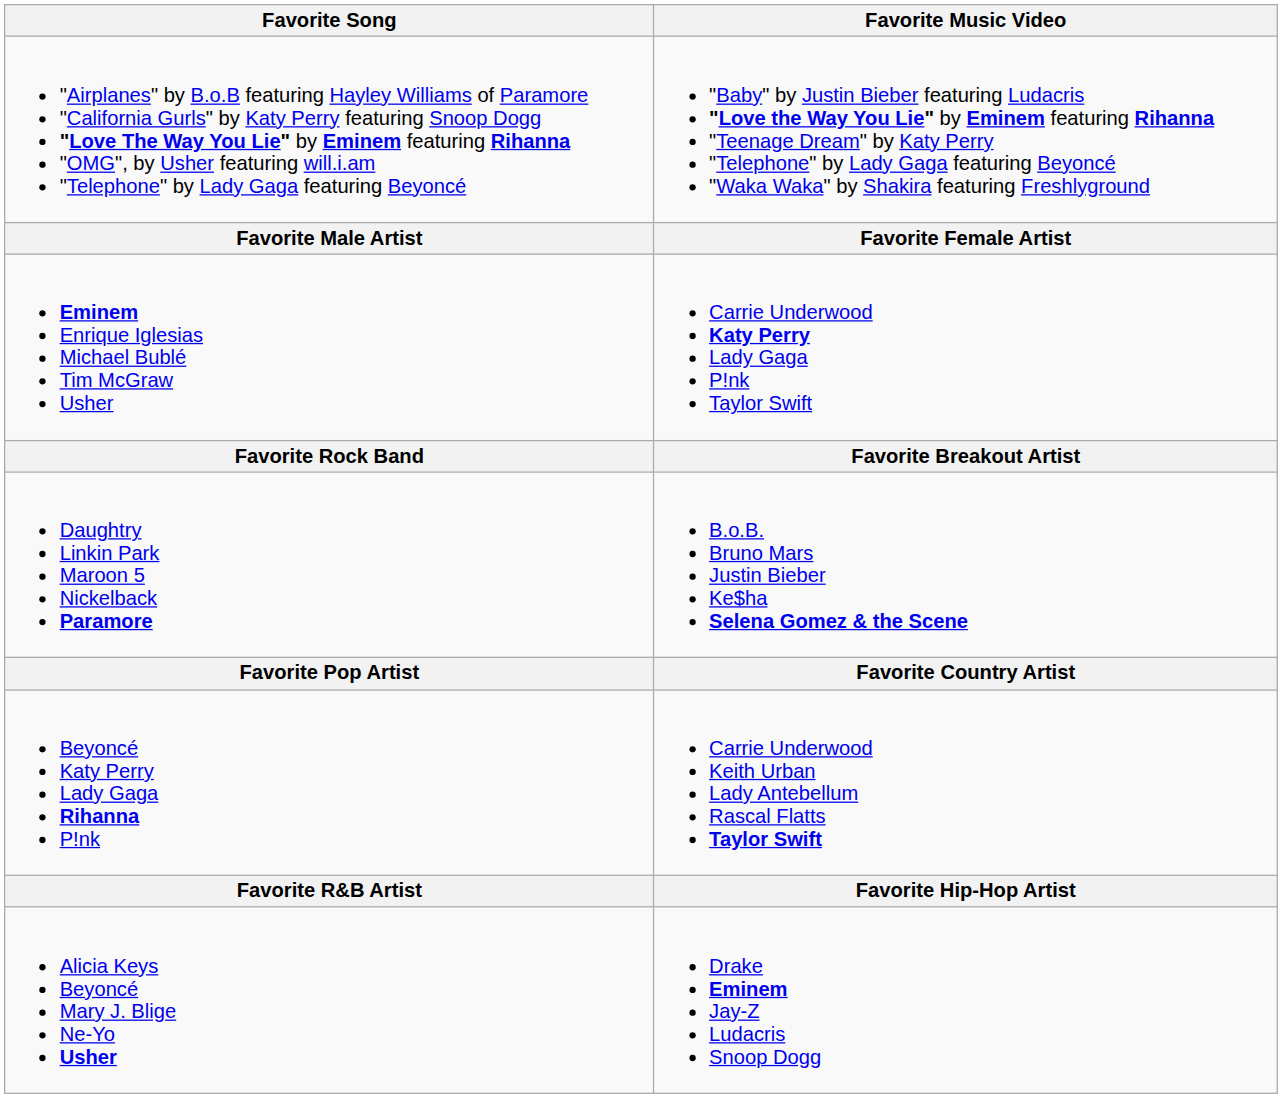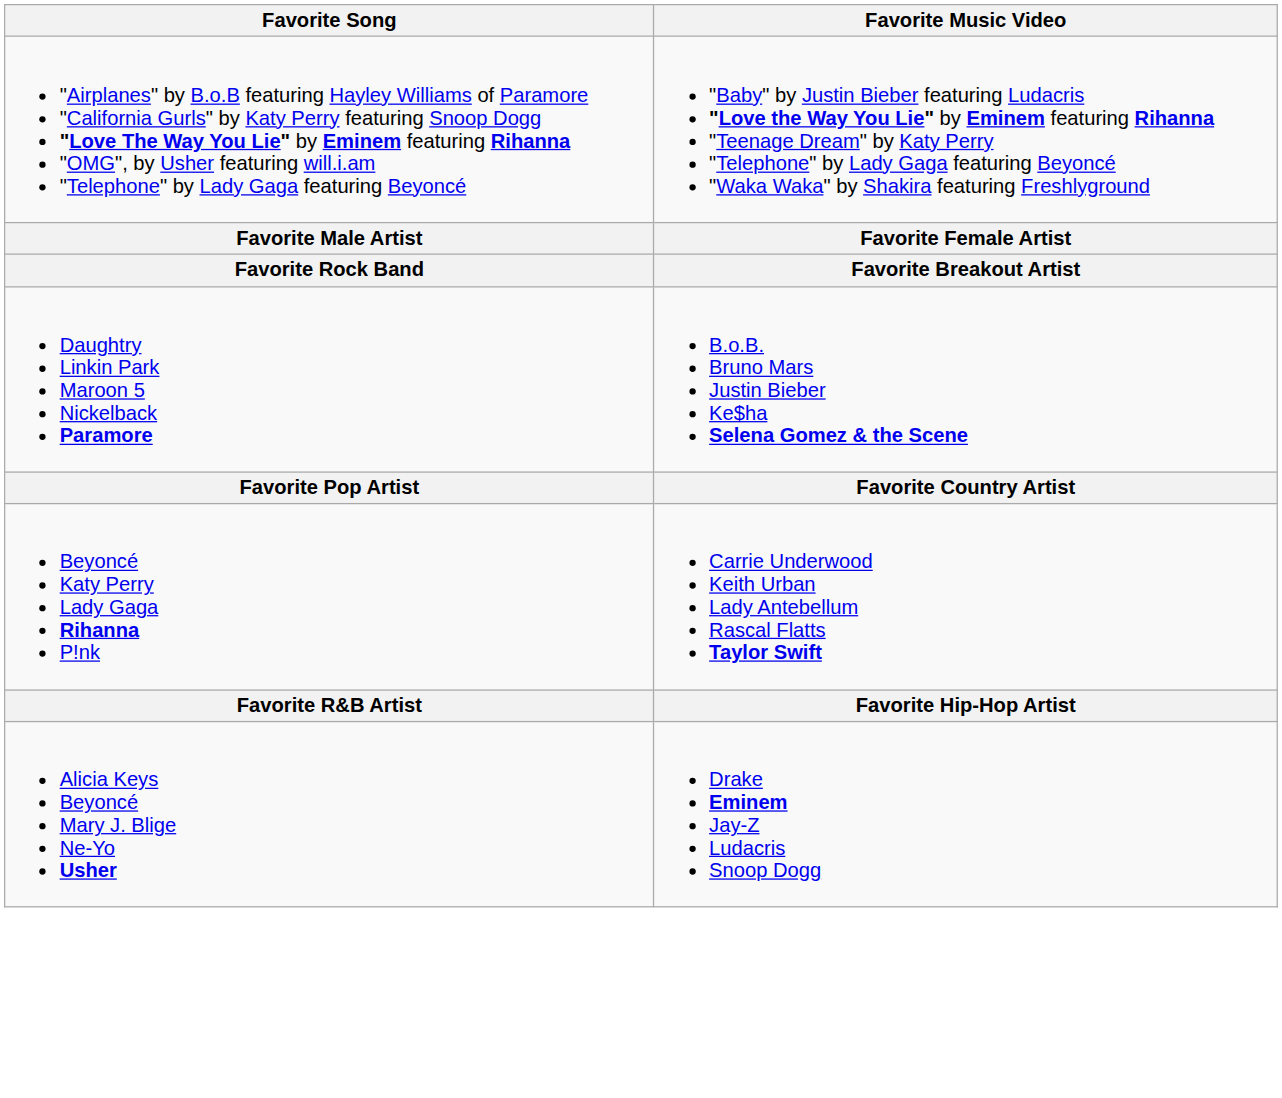- row: (329, 358)
